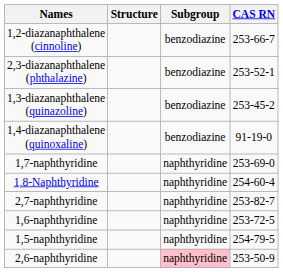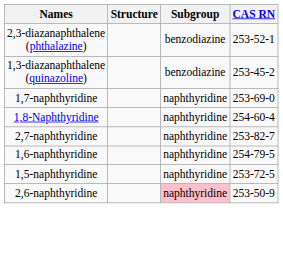- row: (56, 40)
- row: (56, 137)
(254, 220) 253-72-5 -> (254, 155) 254-79-5
(254, 239) 254-79-5 -> (254, 174) 253-72-5
